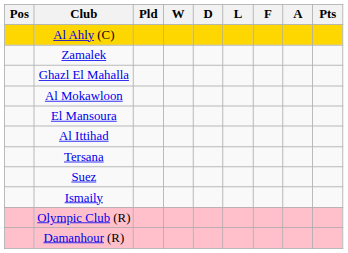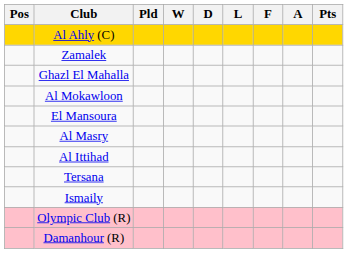+ row: (84, 136)
- row: (84, 177)
